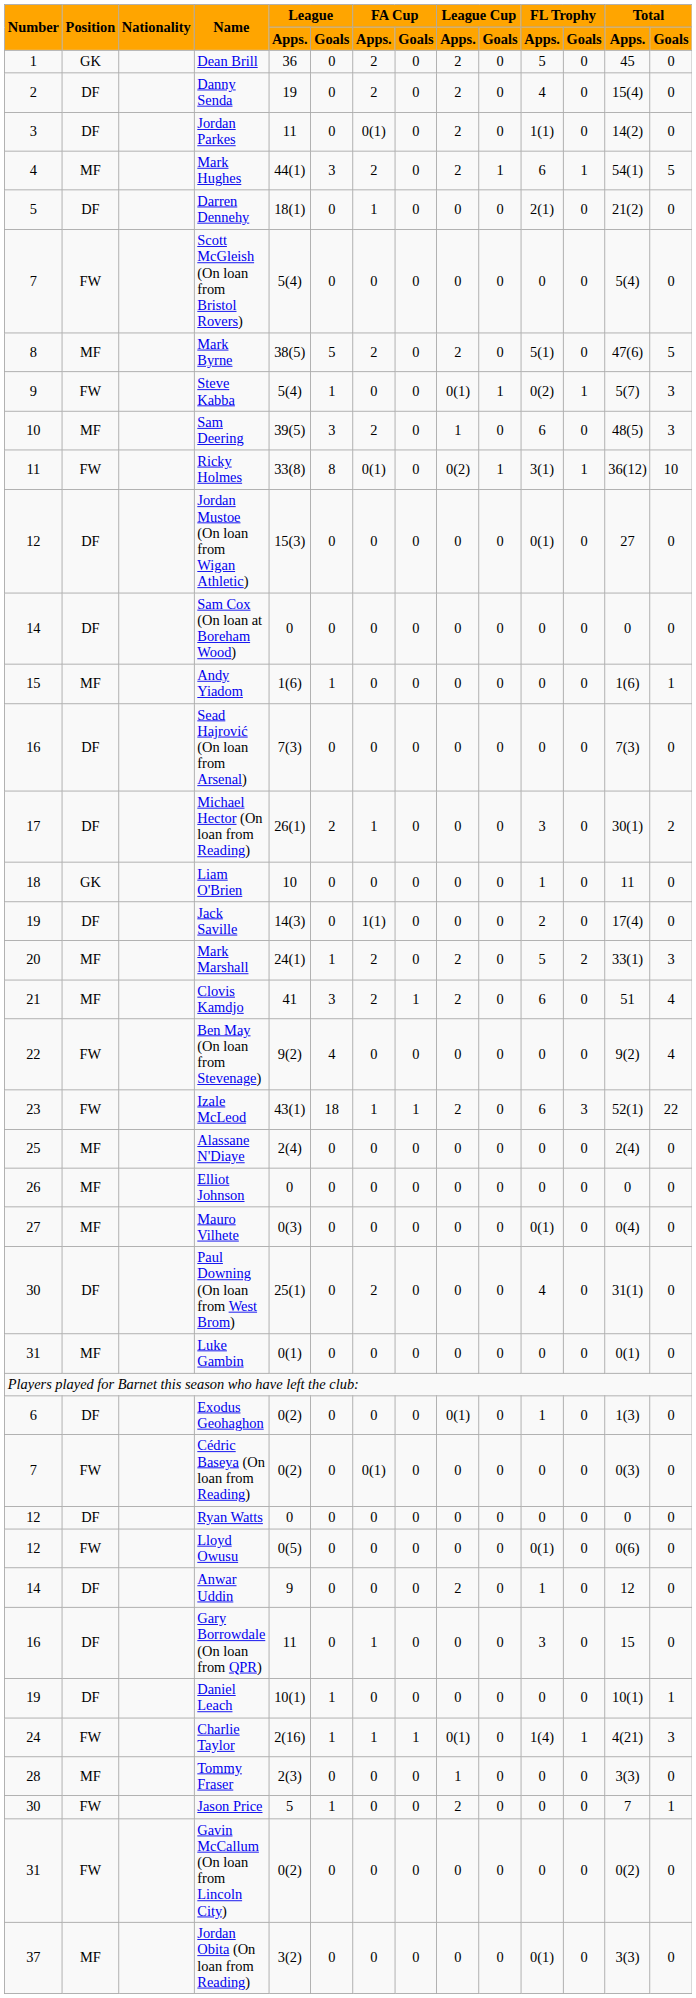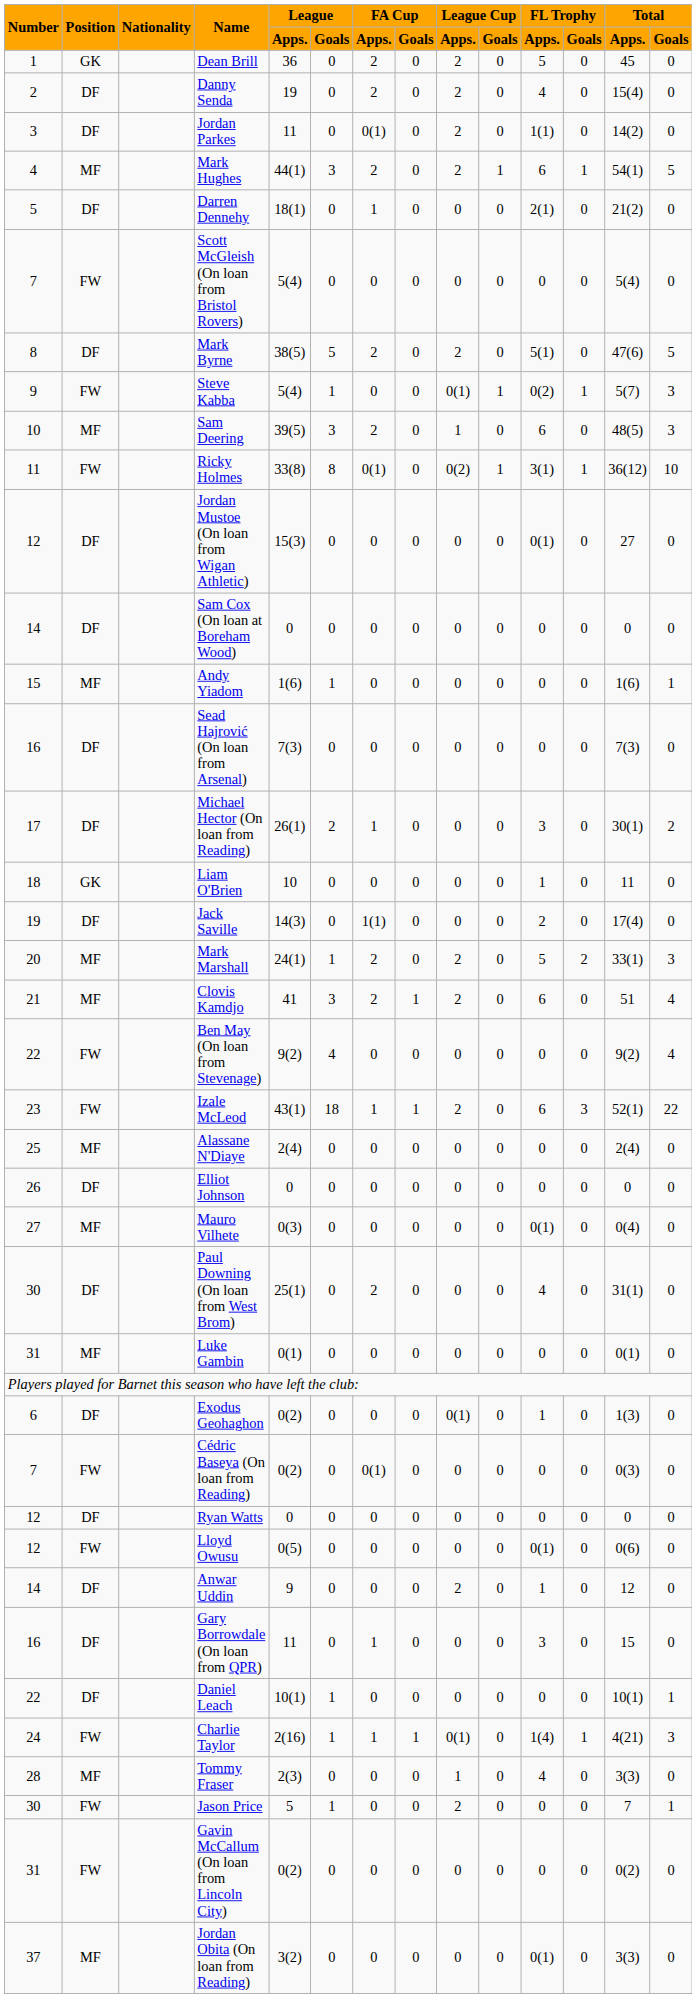(90, 352) MF -> (90, 352) DF
(90, 1187) MF -> (90, 1187) DF
(33, 1698) 19 -> (33, 1698) 22
(542, 1776) 0 -> (542, 1776) 4
